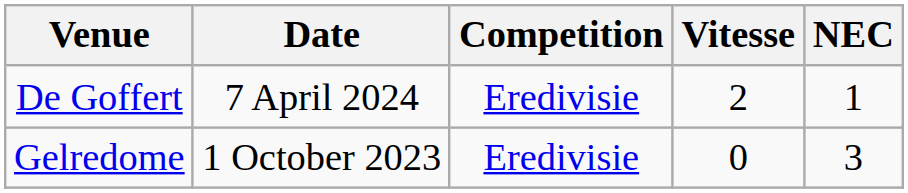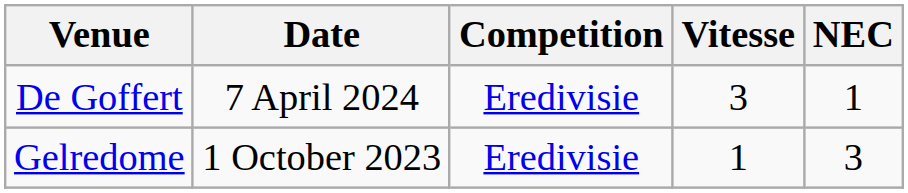(738, 95) 2 -> (738, 95) 3
(738, 156) 0 -> (738, 156) 1
